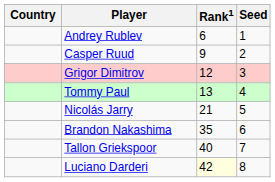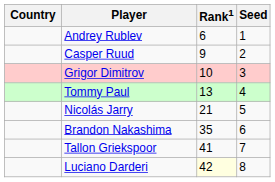(206, 73) 12 -> (206, 73) 10
(206, 148) 40 -> (206, 148) 41
